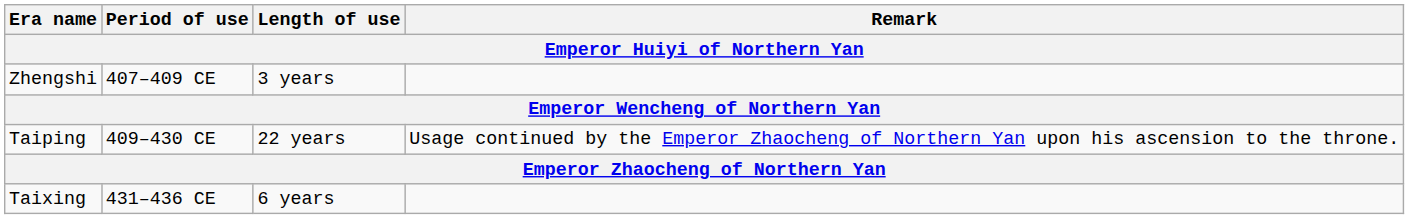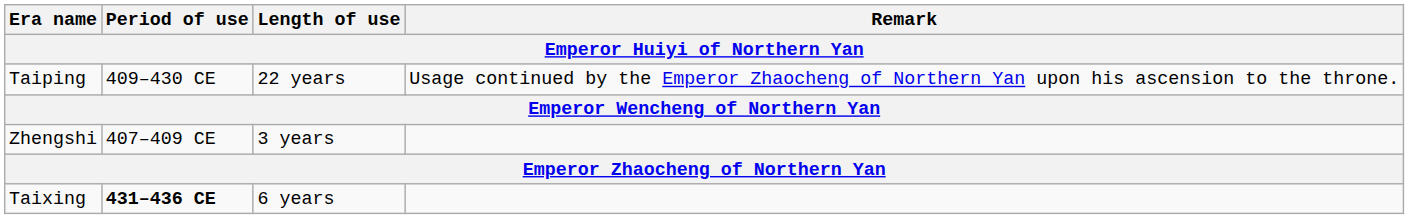rows swapped: (53, 79) <-> (48, 139)
(161, 199) normal -> (161, 199) bold
